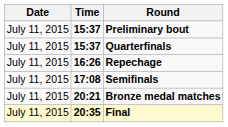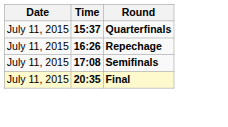- row: (147, 29)
- row: (163, 96)
